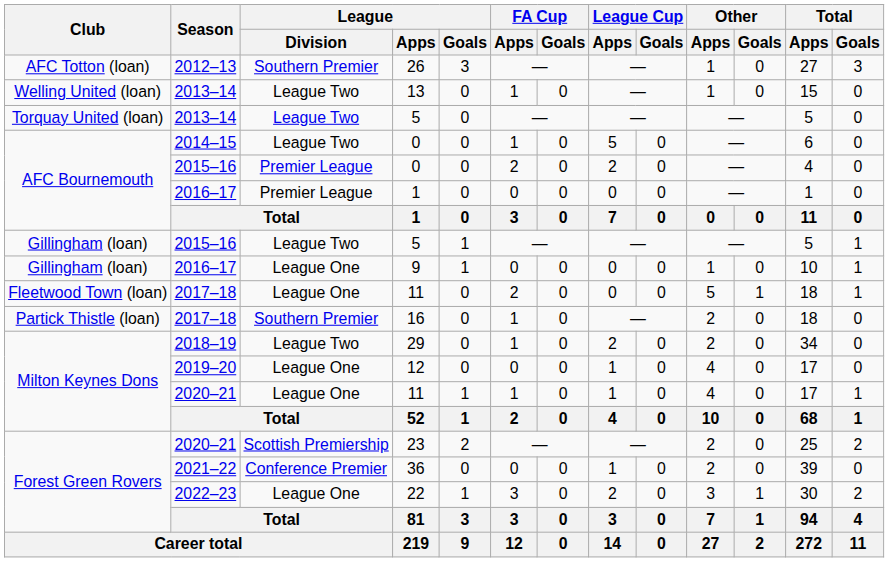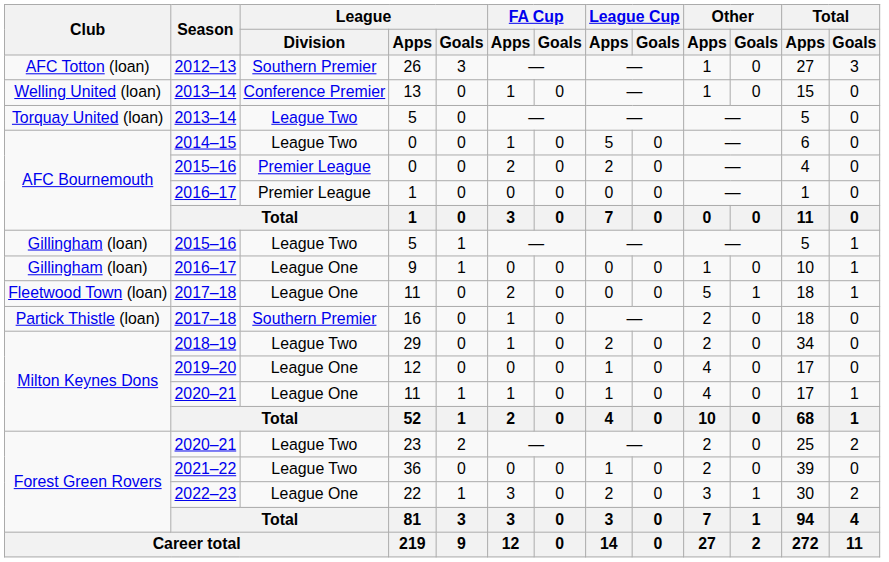(316, 92) League Two -> (314, 92) Conference Premier
(316, 444) Scottish Premiership -> (314, 444) League Two
(316, 469) Conference Premier -> (314, 469) League Two
